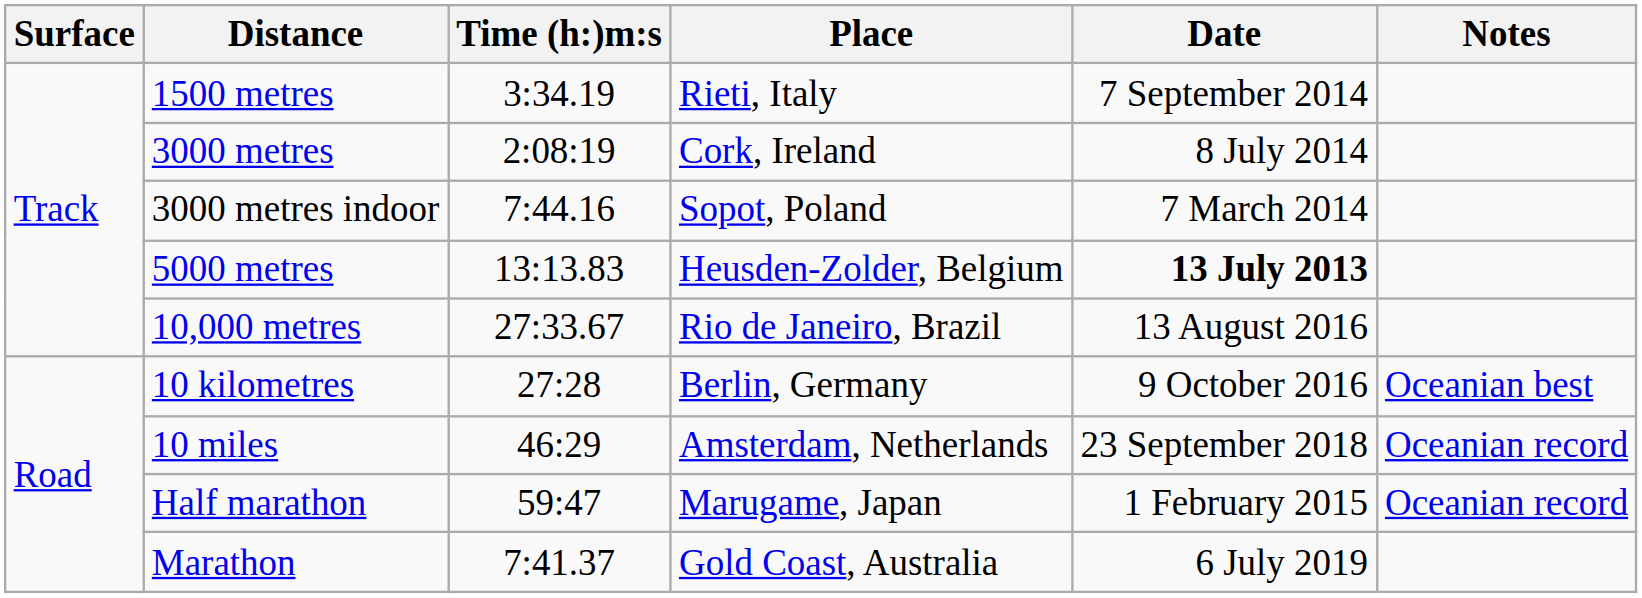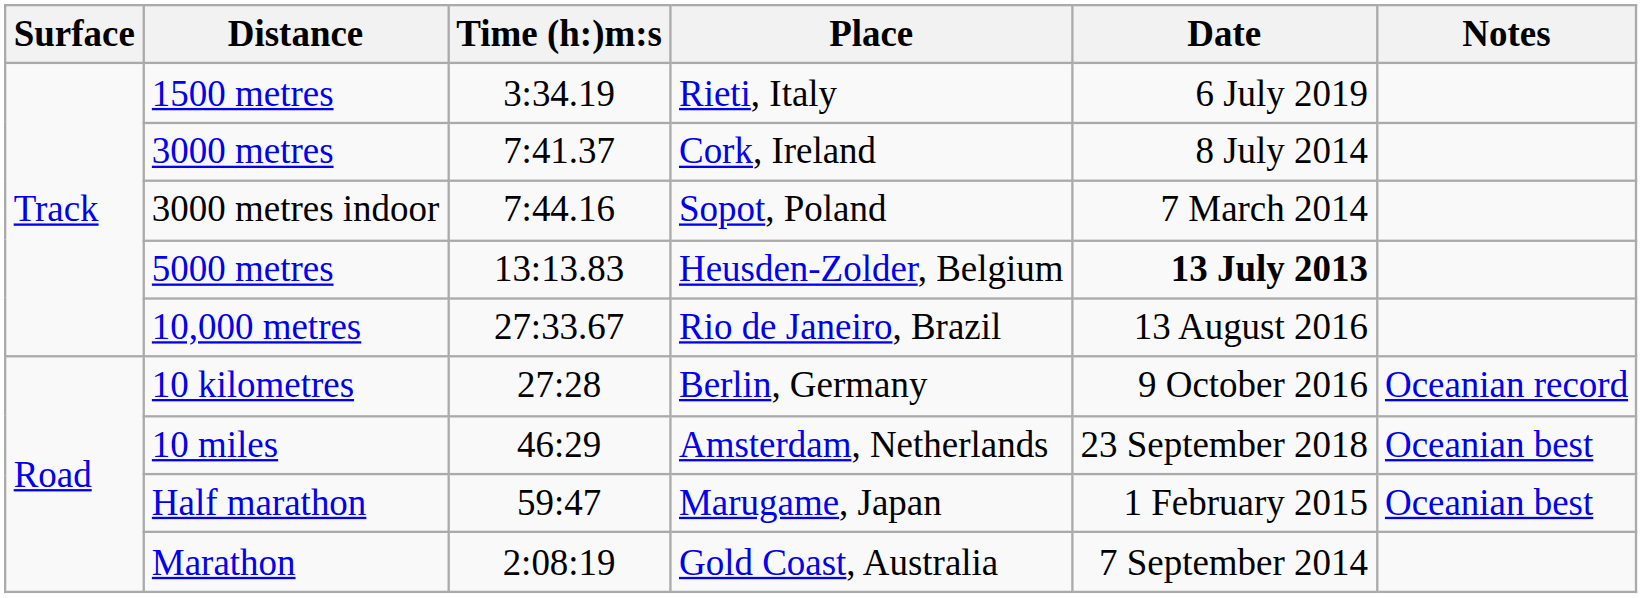(1233, 92) 7 September 2014 -> (1282, 92) 6 July 2019
(559, 151) 2:08:19 -> (559, 151) 7:41.37
(1489, 385) Oceanian best -> (1507, 385) Oceanian record
(1507, 444) Oceanian record -> (1489, 444) Oceanian best
(1507, 502) Oceanian record -> (1489, 502) Oceanian best
(559, 561) 7:41.37 -> (559, 561) 2:08:19
(1282, 561) 6 July 2019 -> (1233, 561) 7 September 2014
